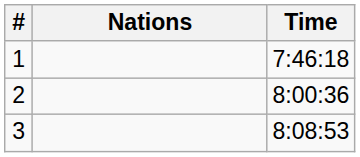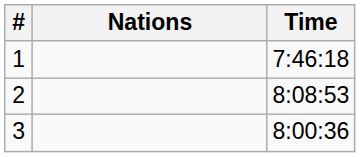(311, 95) 8:00:36 -> (311, 95) 8:08:53
(311, 132) 8:08:53 -> (311, 132) 8:00:36
